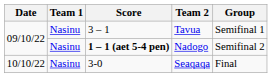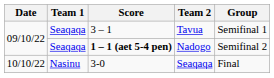(65, 30) Nasinu -> (68, 30) Seaqaqa
(65, 47) Nasinu -> (68, 47) Seaqaqa
